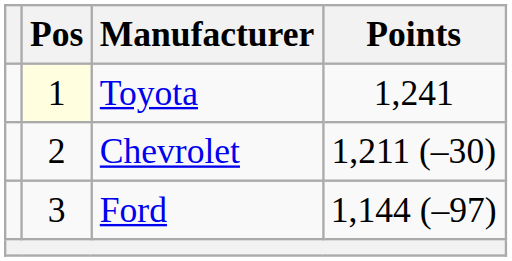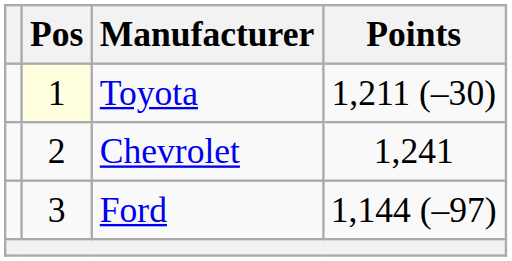(414, 92) 1,241 -> (414, 92) 1,211 (–30)
(414, 151) 1,211 (–30) -> (414, 151) 1,241
